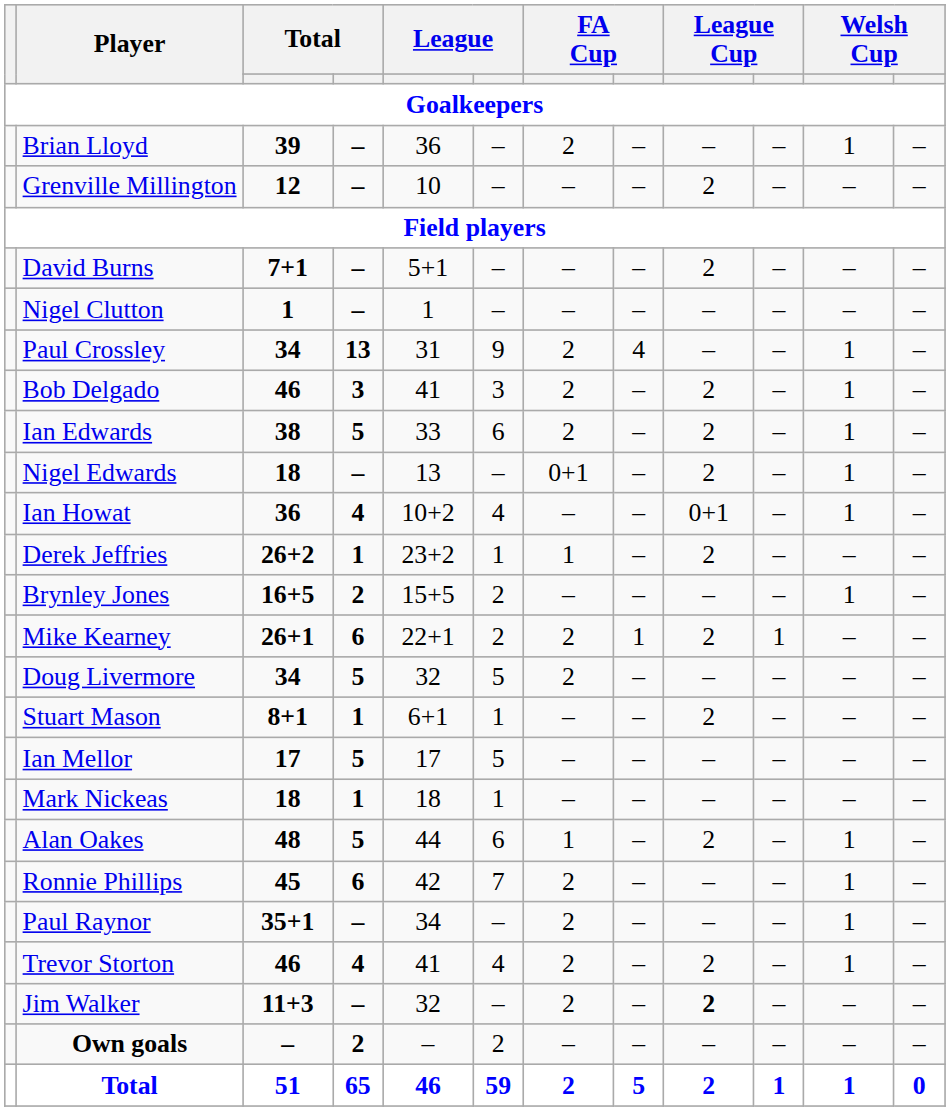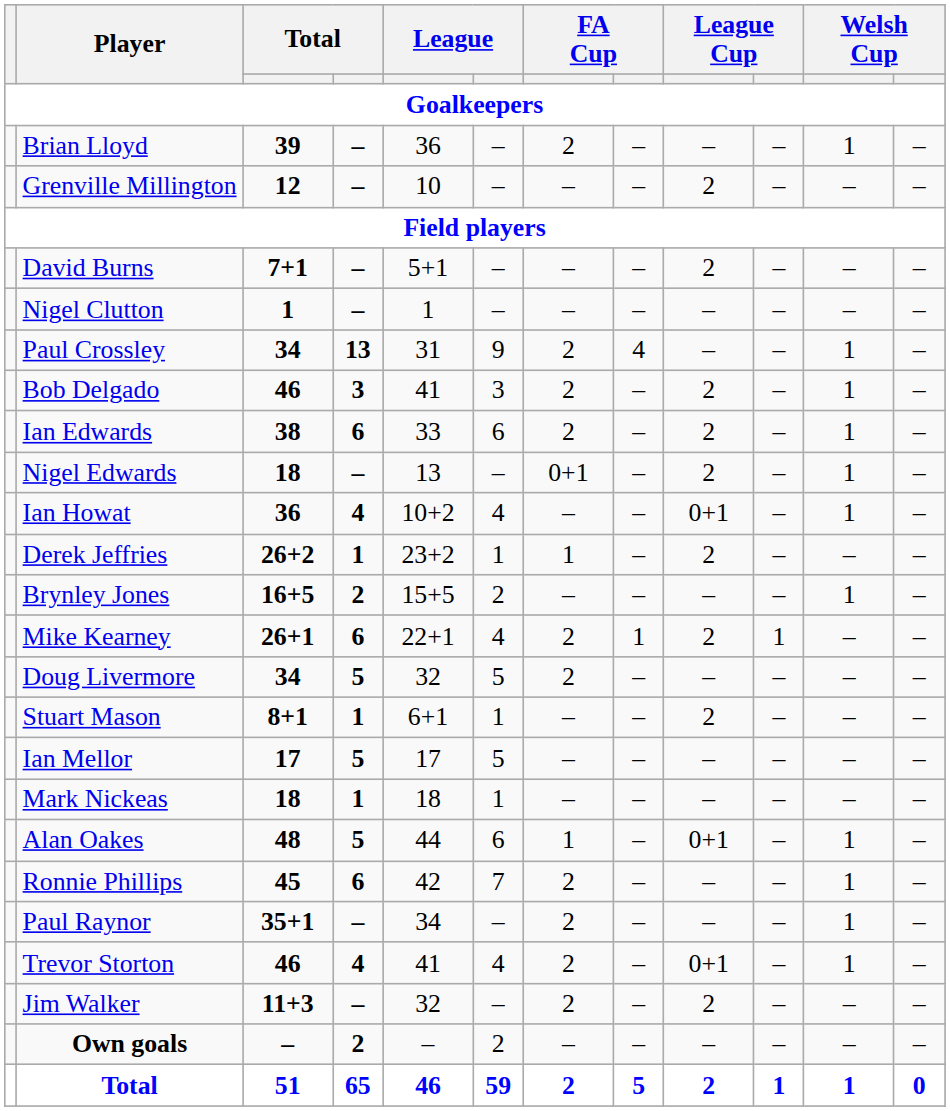(358, 431) 5 -> (358, 431) 6
(498, 635) 2 -> (498, 635) 4
(709, 839) 2 -> (709, 839) 0+1
(709, 962) 2 -> (709, 962) 0+1
(709, 1003) bold -> (709, 1003) normal
